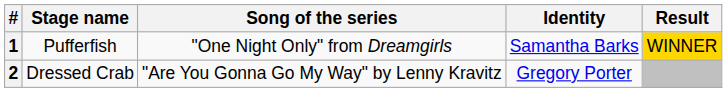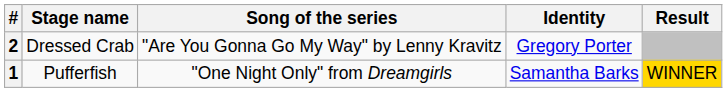rows swapped: (13, 45) <-> (13, 73)
